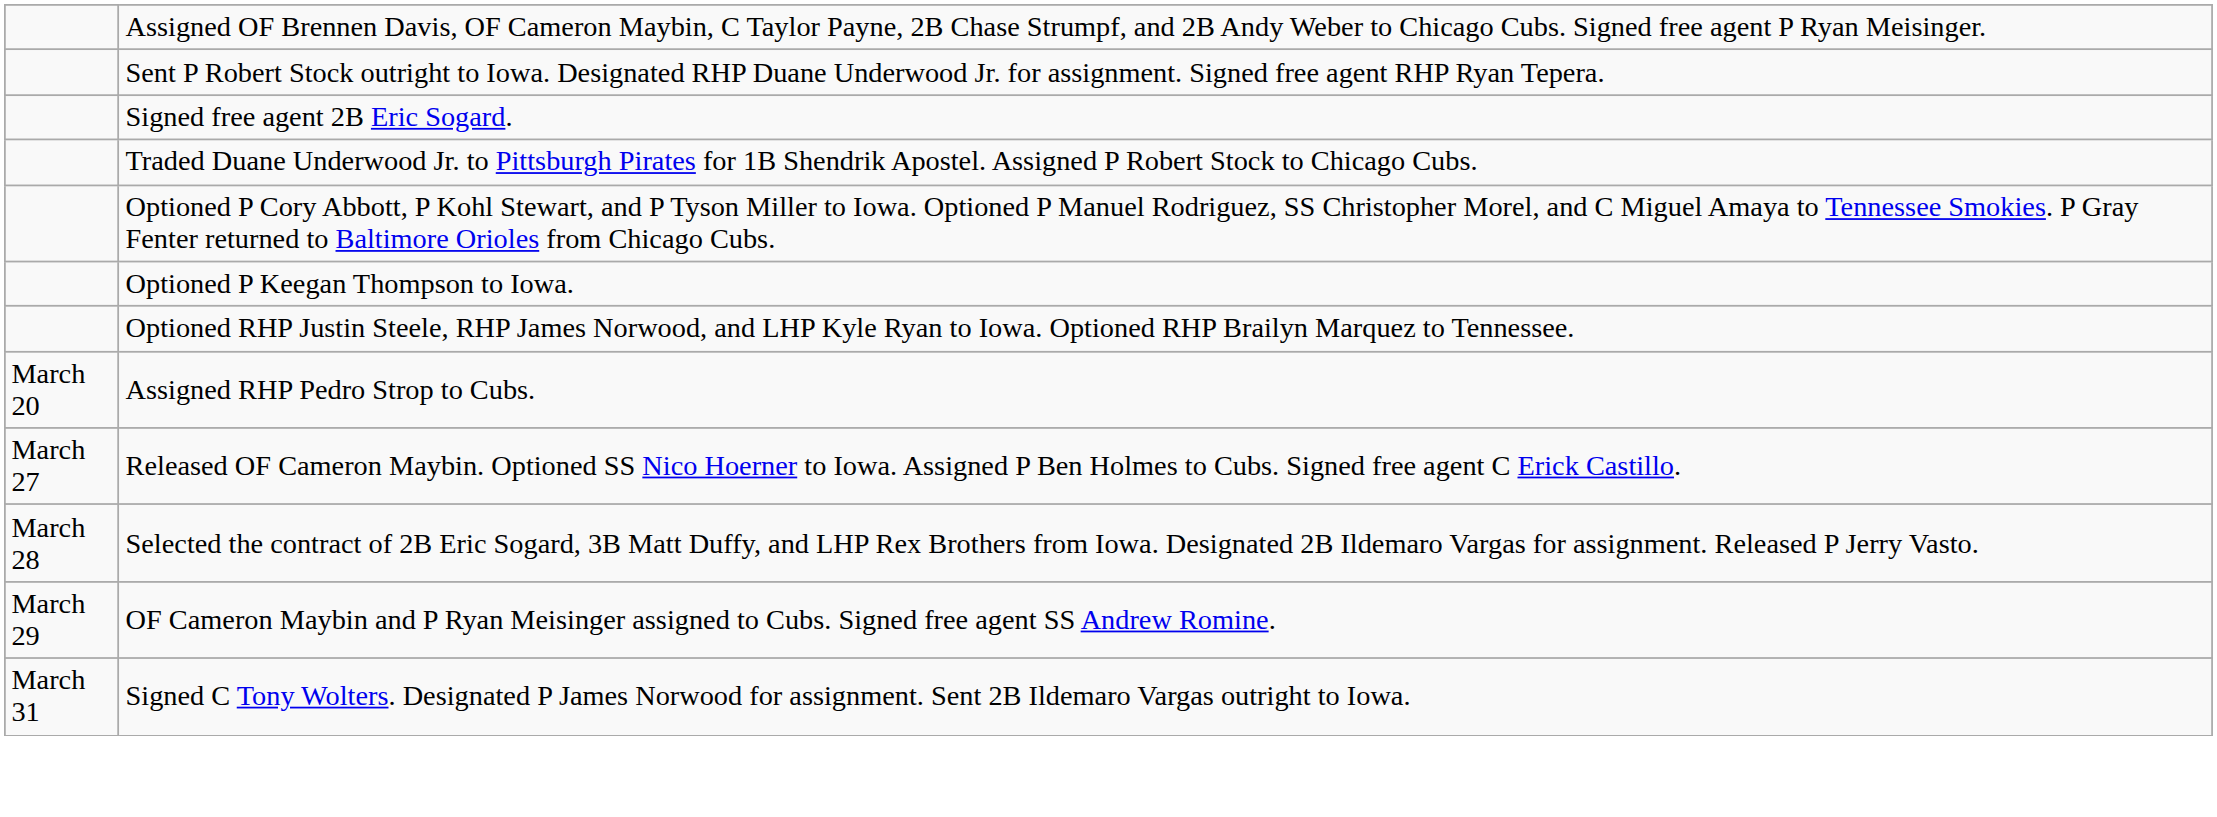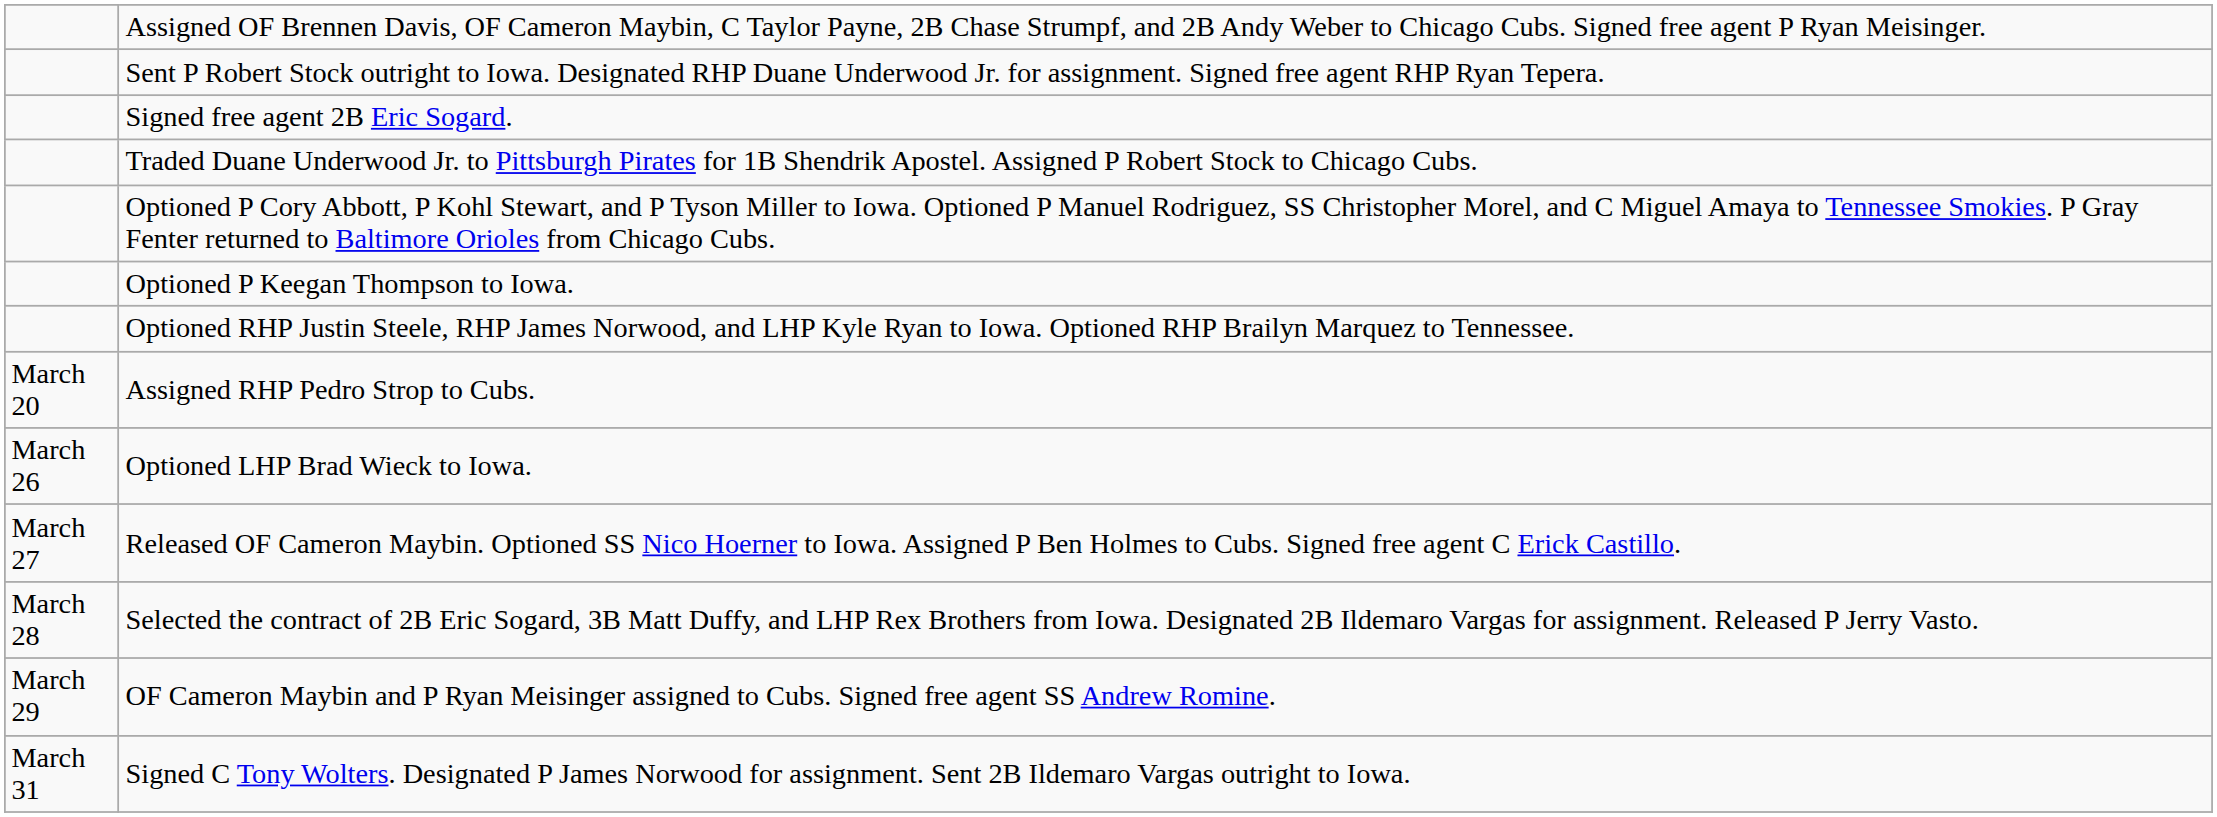+ row: (329, 465)
